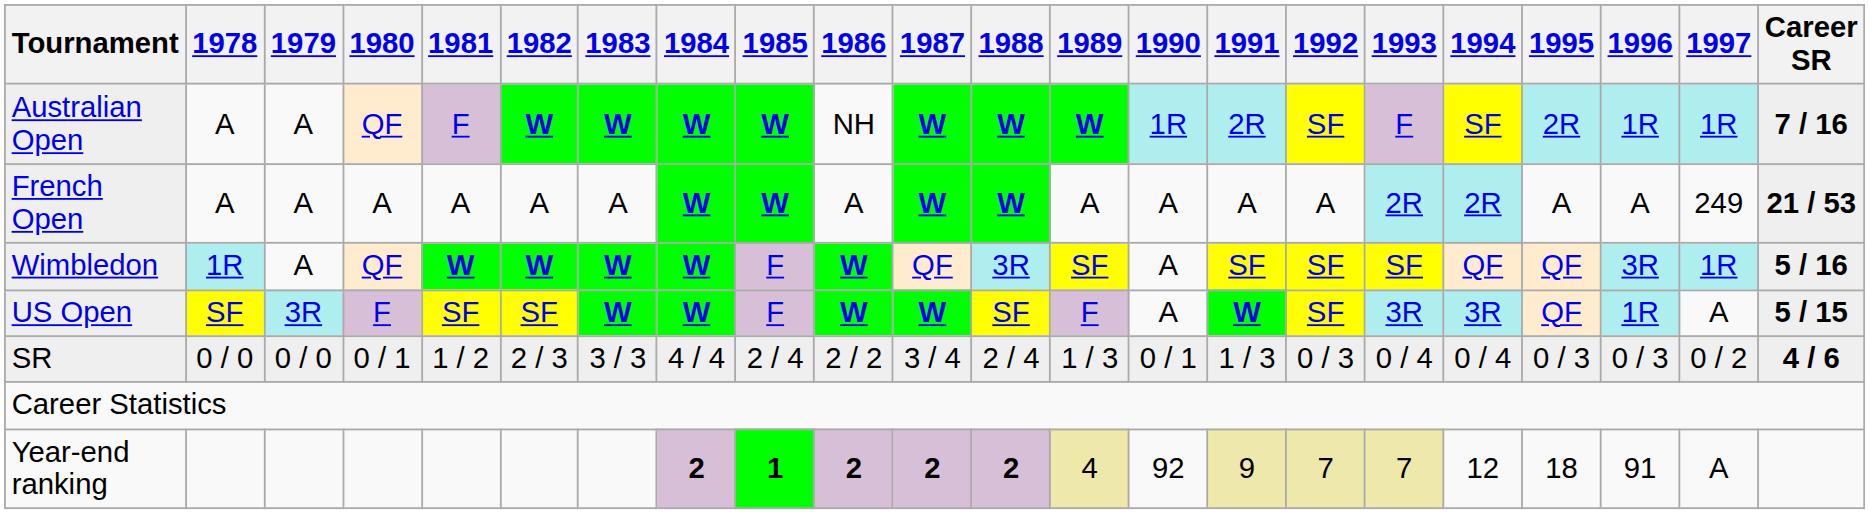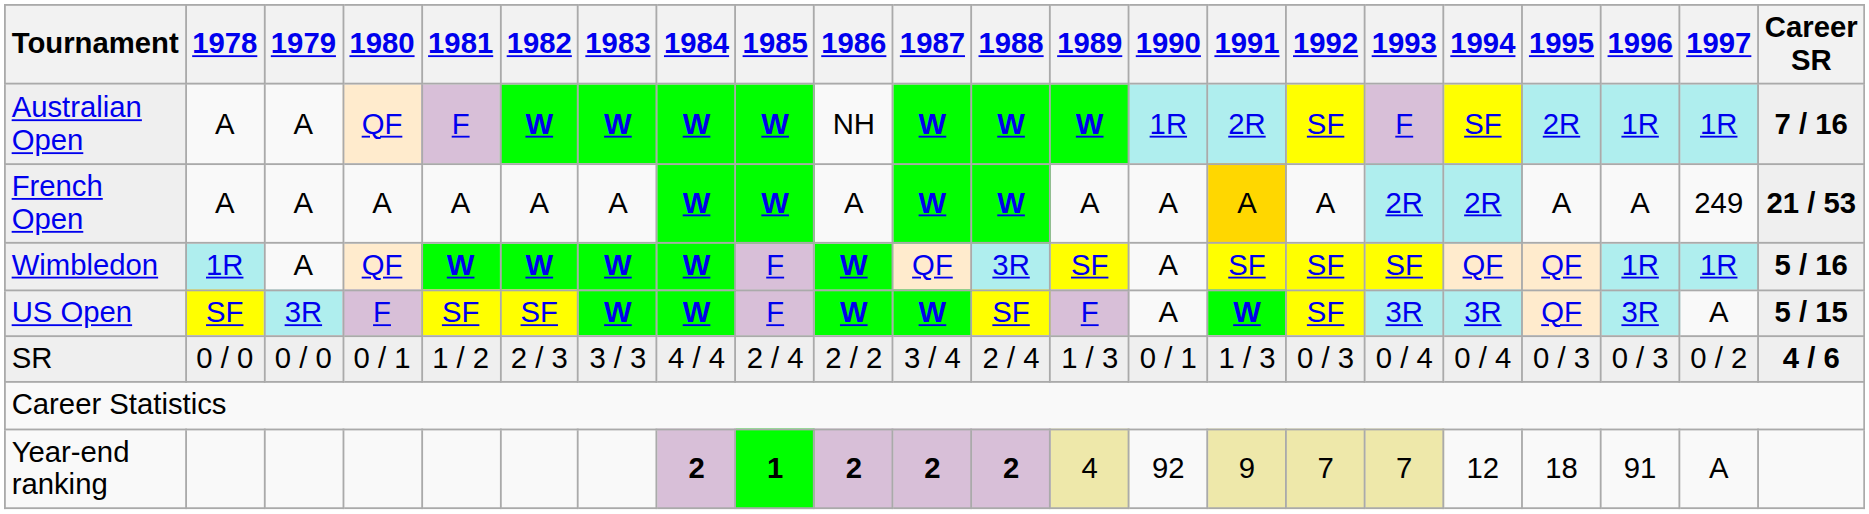(1247, 202) no background -> (1247, 202) gold background
(1640, 265) 3R -> (1640, 265) 1R
(1640, 312) 1R -> (1640, 312) 3R
